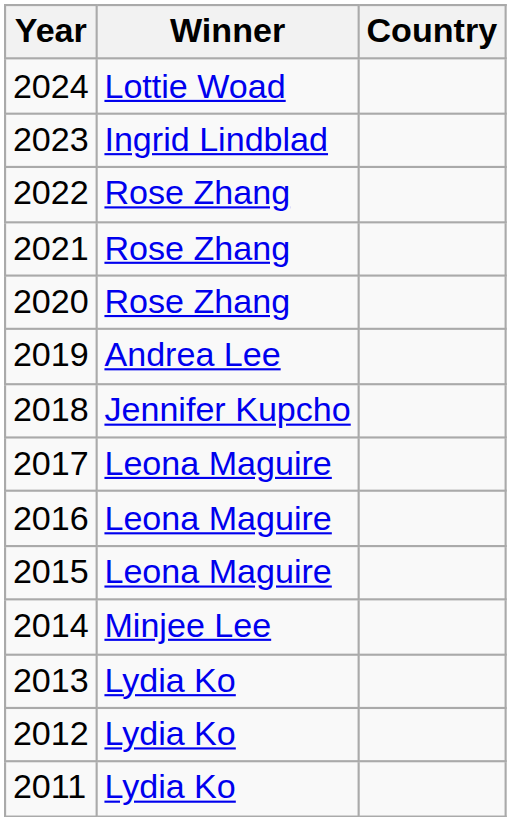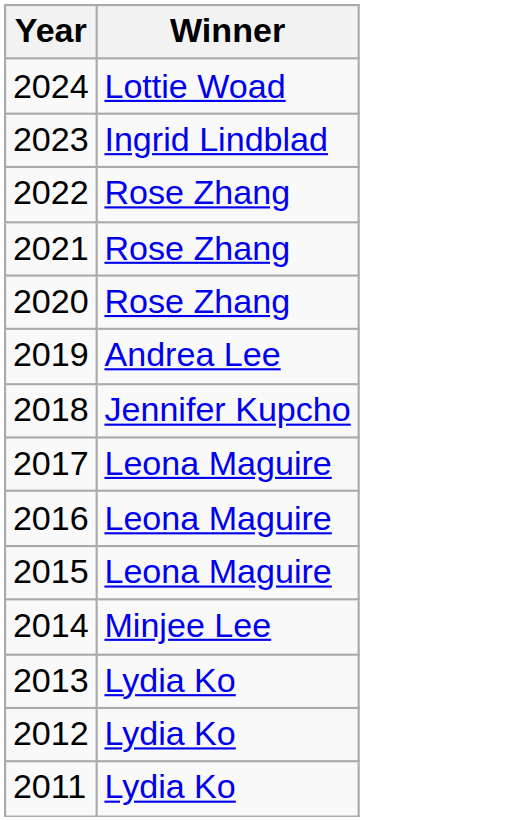- column: (432, 31)
